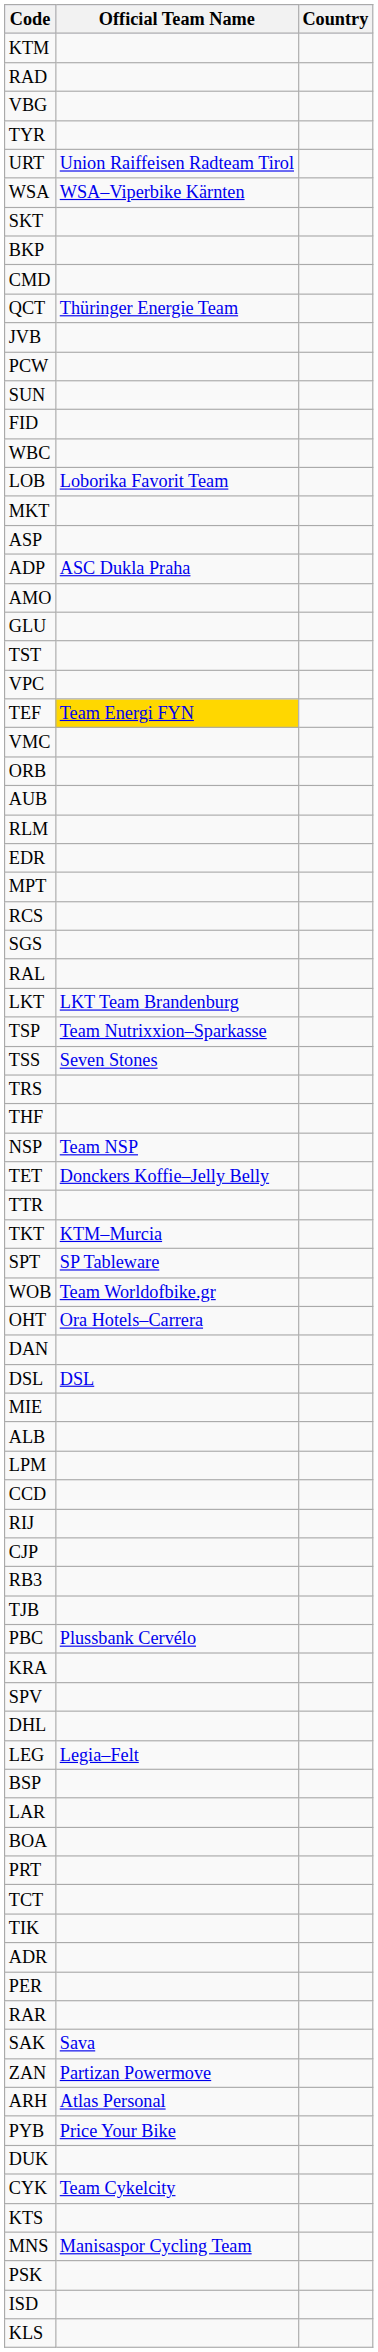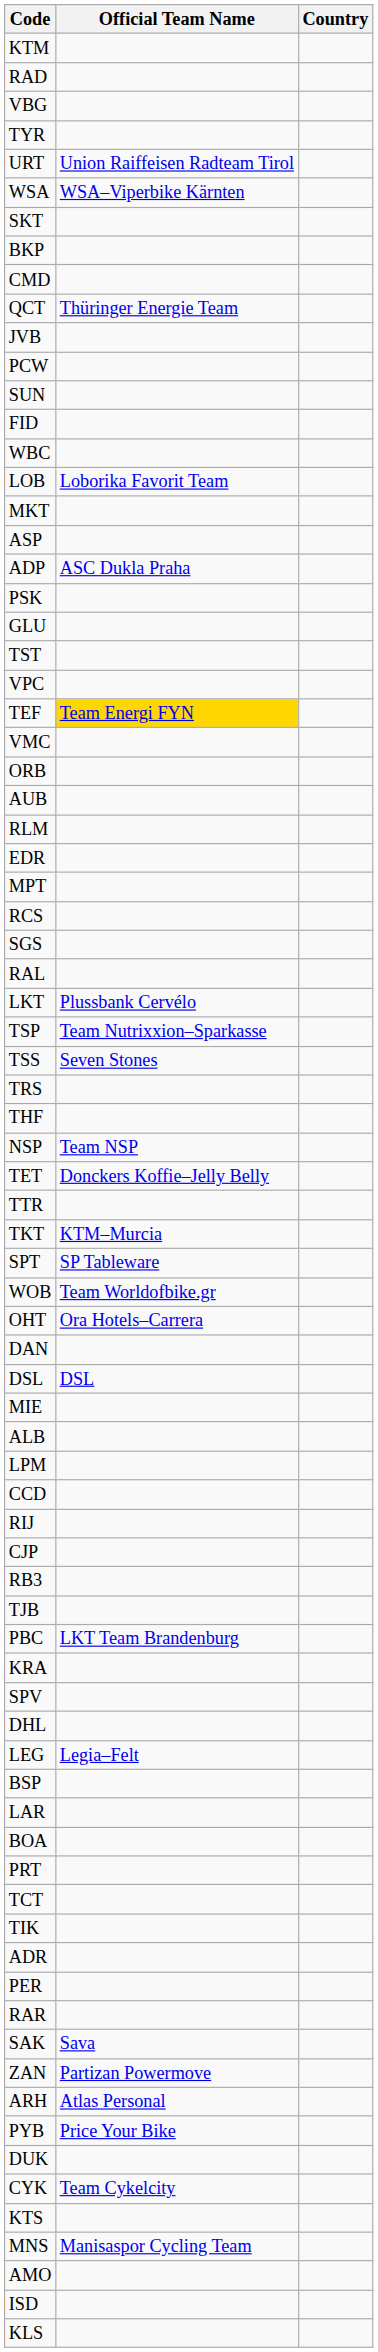rows swapped: (26, 2275) <-> (30, 597)
(149, 1002) LKT Team Brandenburg -> (128, 1002) Plussbank Cervélo
(128, 1638) Plussbank Cervélo -> (149, 1638) LKT Team Brandenburg
